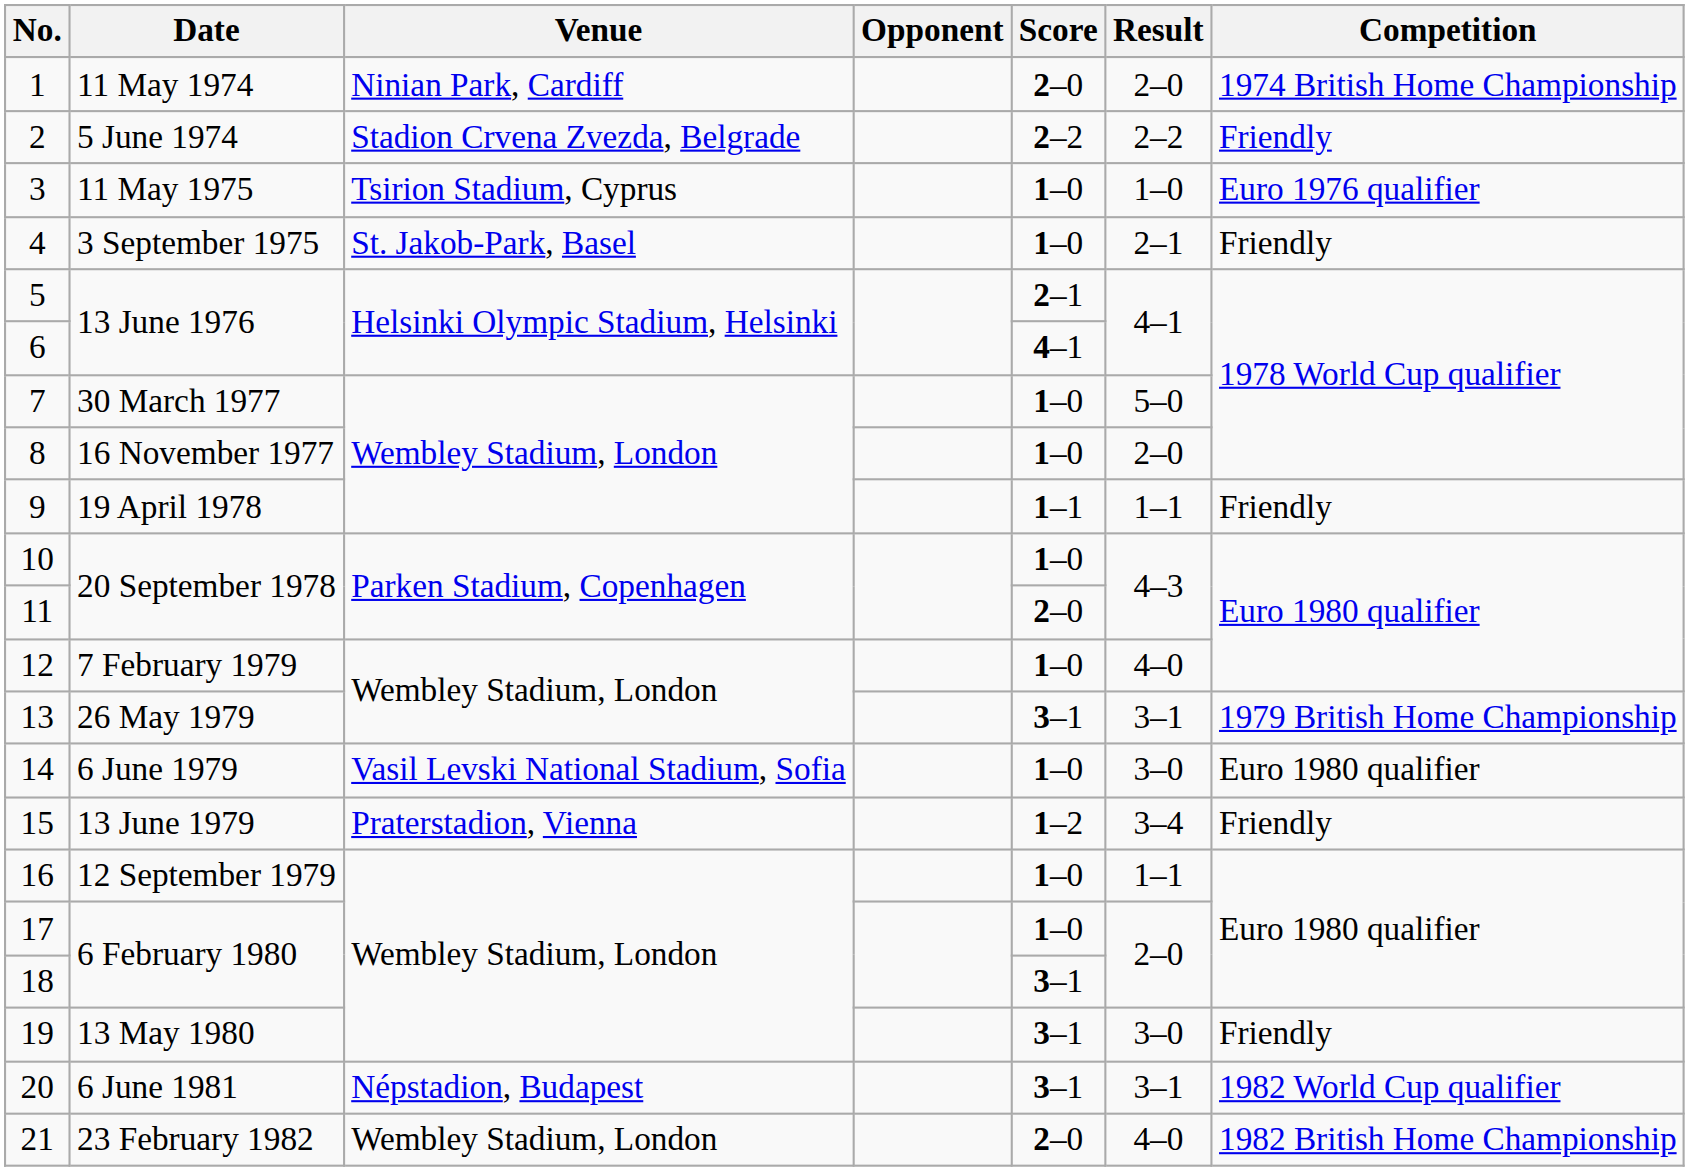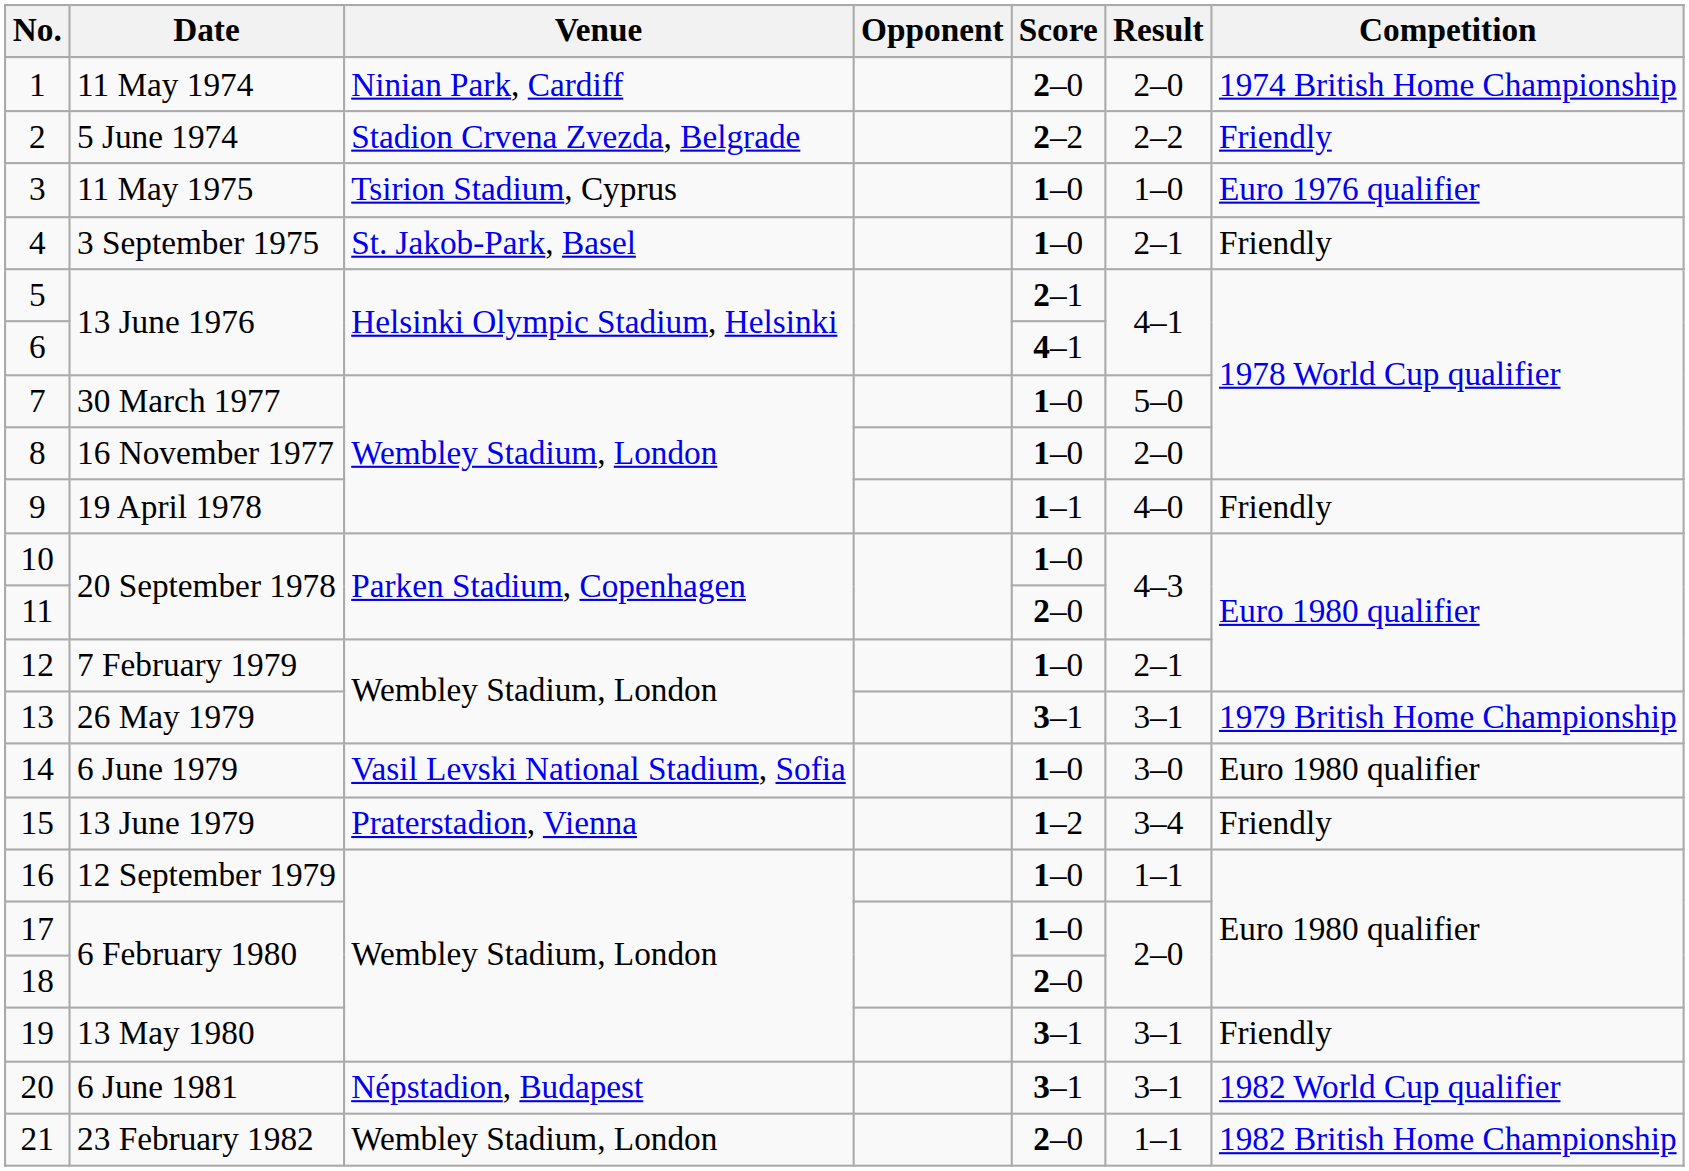(1158, 505) 1–1 -> (1158, 505) 4–0
(1158, 664) 4–0 -> (1158, 664) 2–1
(1058, 980) 3–1 -> (1058, 980) 2–0
(1158, 1033) 3–0 -> (1158, 1033) 3–1
(1158, 1139) 4–0 -> (1158, 1139) 1–1
